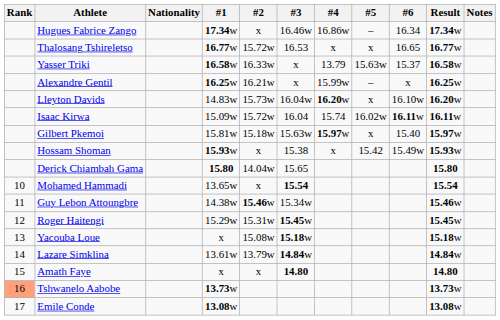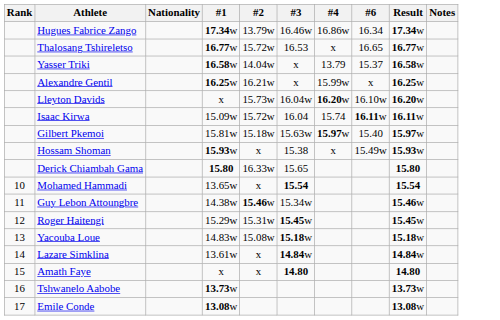- column: (371, 13)
(259, 30) x -> (259, 30) 13.79w
(259, 64) 16.33w -> (259, 64) 14.04w
(221, 99) 14.83w -> (221, 99) x
(259, 168) 14.04w -> (259, 168) 16.33w
(221, 237) x -> (221, 237) 14.83w
(259, 254) 13.79w -> (259, 254) x
(20, 289) lightsalmon background -> (20, 289) no background
